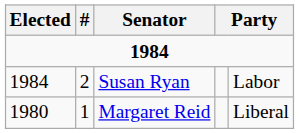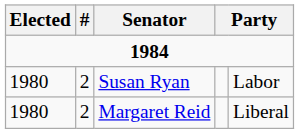(29, 81) 1984 -> (29, 81) 1980
(85, 112) 1 -> (85, 112) 2
